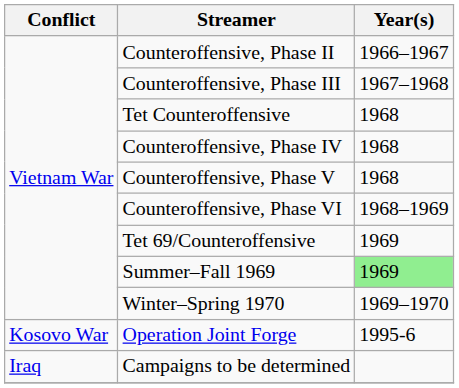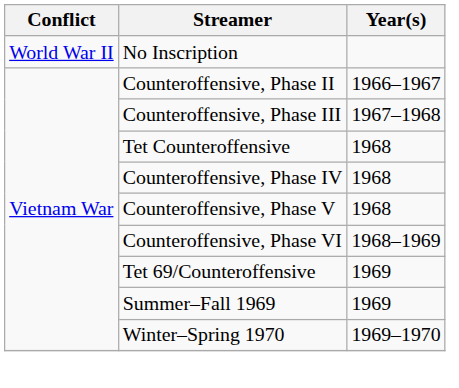+ row: (180, 51)
(379, 271) lightgreen background -> (371, 303) no background
- row: (210, 334)
- row: (236, 366)
